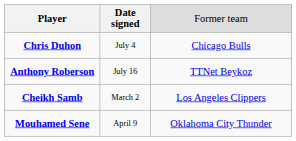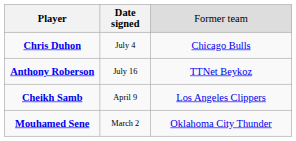(125, 97) March 2 -> (125, 97) April 9
(125, 123) April 9 -> (125, 123) March 2
